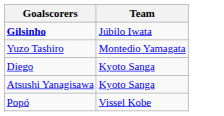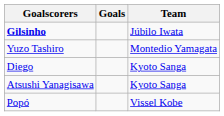+ column: (112, 13)
